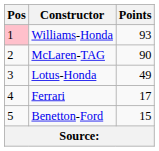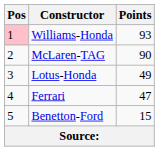(145, 96) 17 -> (145, 96) 47
